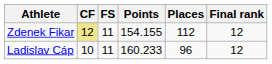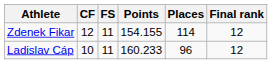(87, 32) khaki background -> (87, 32) no background
(186, 32) 112 -> (186, 32) 114
